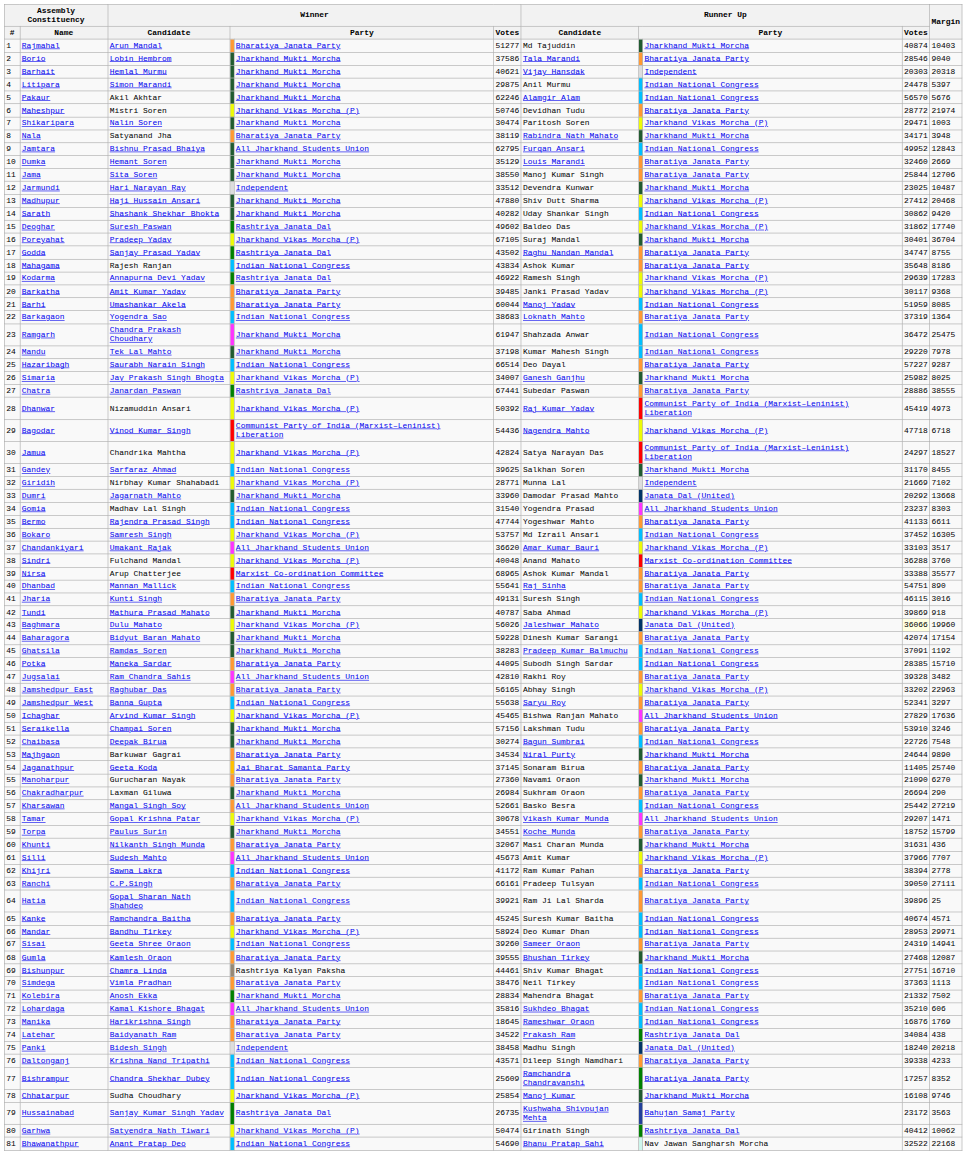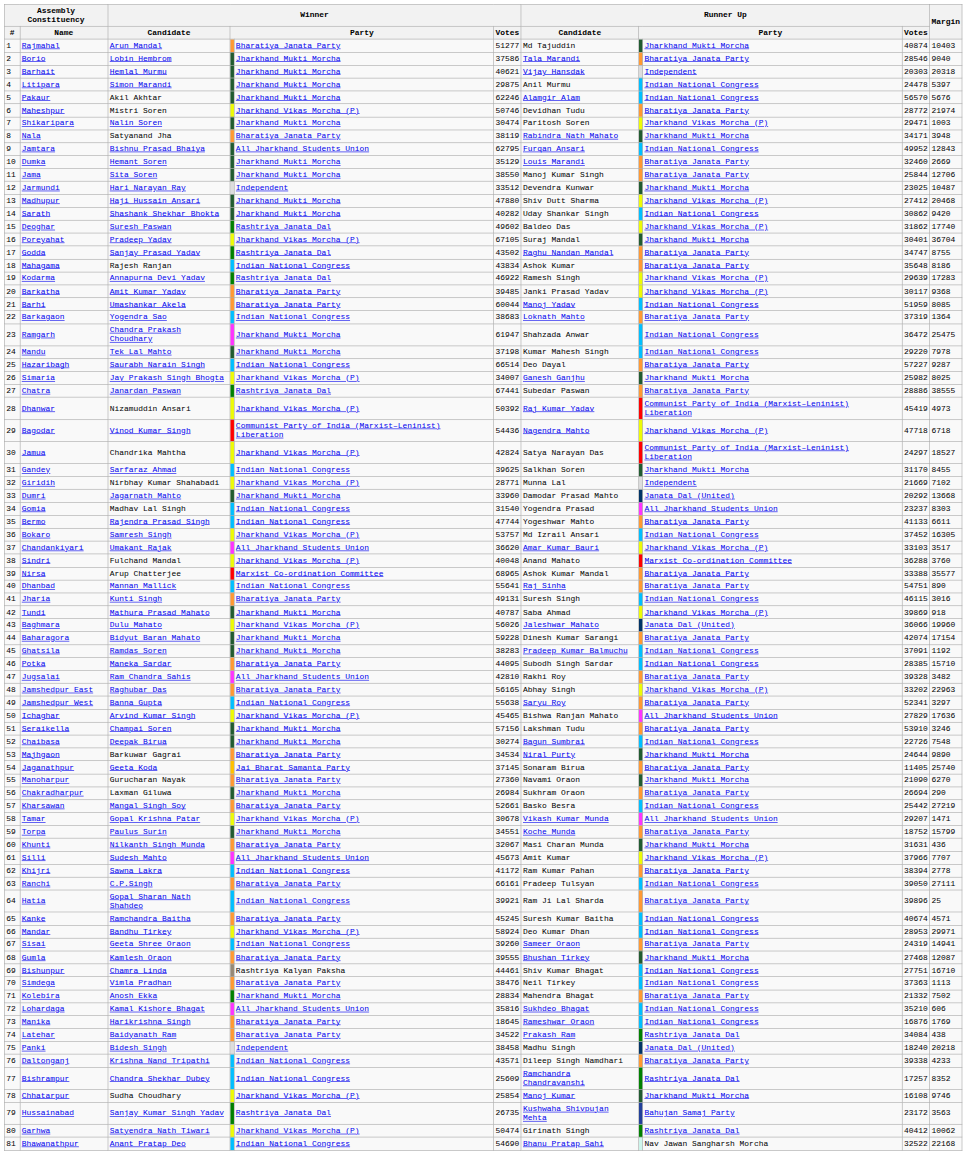(916, 625) lightyellow background -> (916, 625) no background
(302, 806) All Jharkhand Students Union -> (288, 806) Bharatiya Janata Party
(697, 1078) Bharatiya Janata Party -> (692, 1078) Rashtriya Janata Dal
